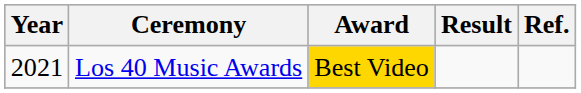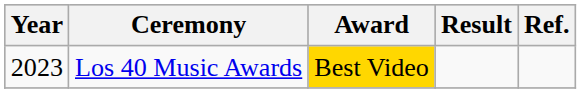(37, 66) 2021 -> (37, 66) 2023
